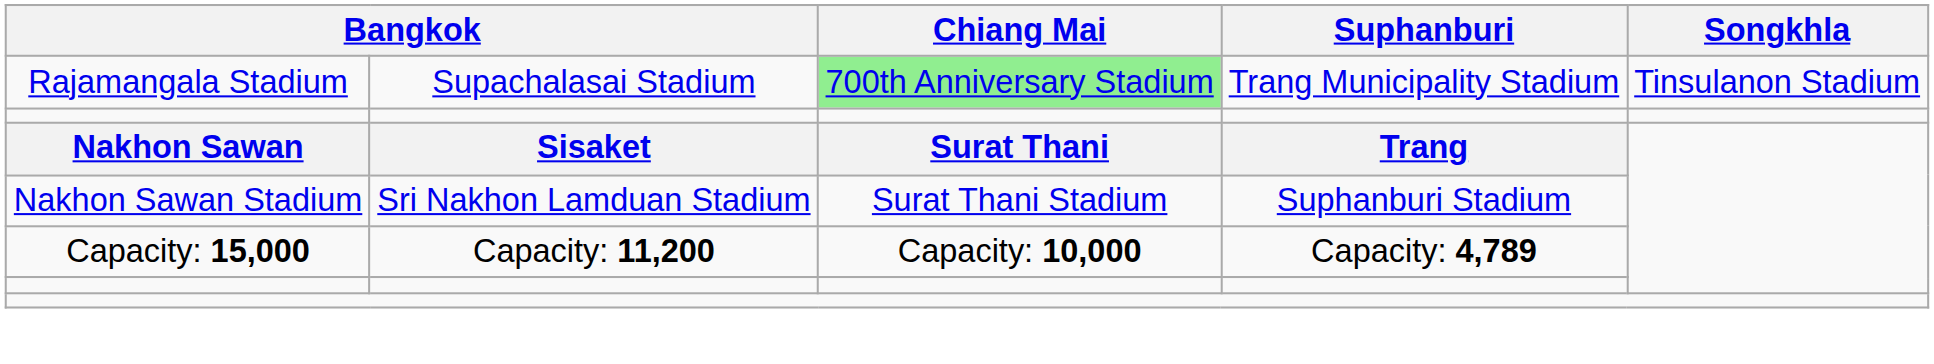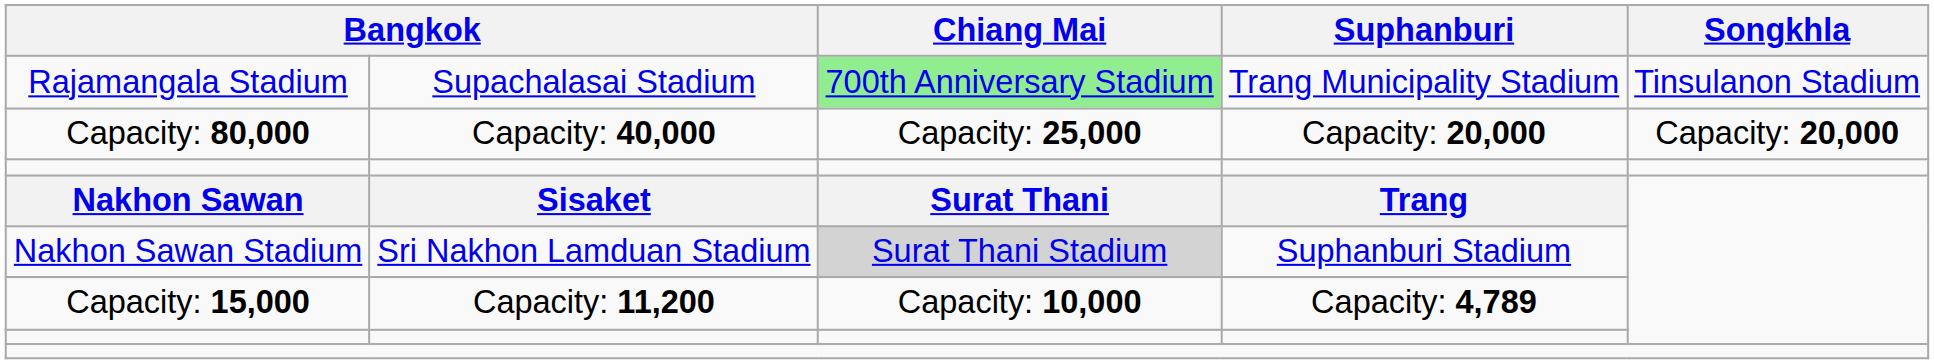+ row: (188, 133)
(1020, 199) no background -> (1020, 251) lightgrey background
